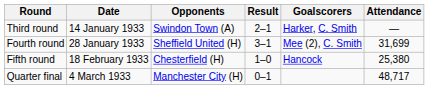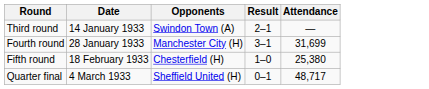- column: (322, 12)
(197, 44) Sheffield United (H) -> (198, 44) Manchester City (H)
(198, 76) Manchester City (H) -> (197, 76) Sheffield United (H)
